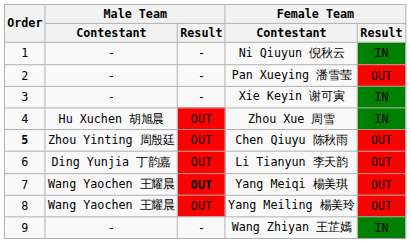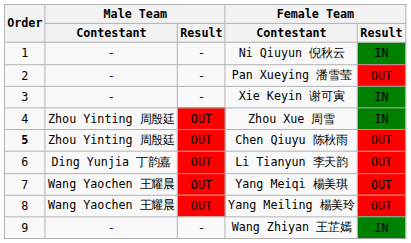(111, 118) Hu Xuchen 胡旭晨 -> (111, 118) Zhou Yinting 周殷廷
(201, 184) bold -> (201, 184) normal
